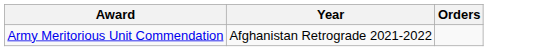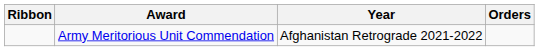+ column: (30, 14)
